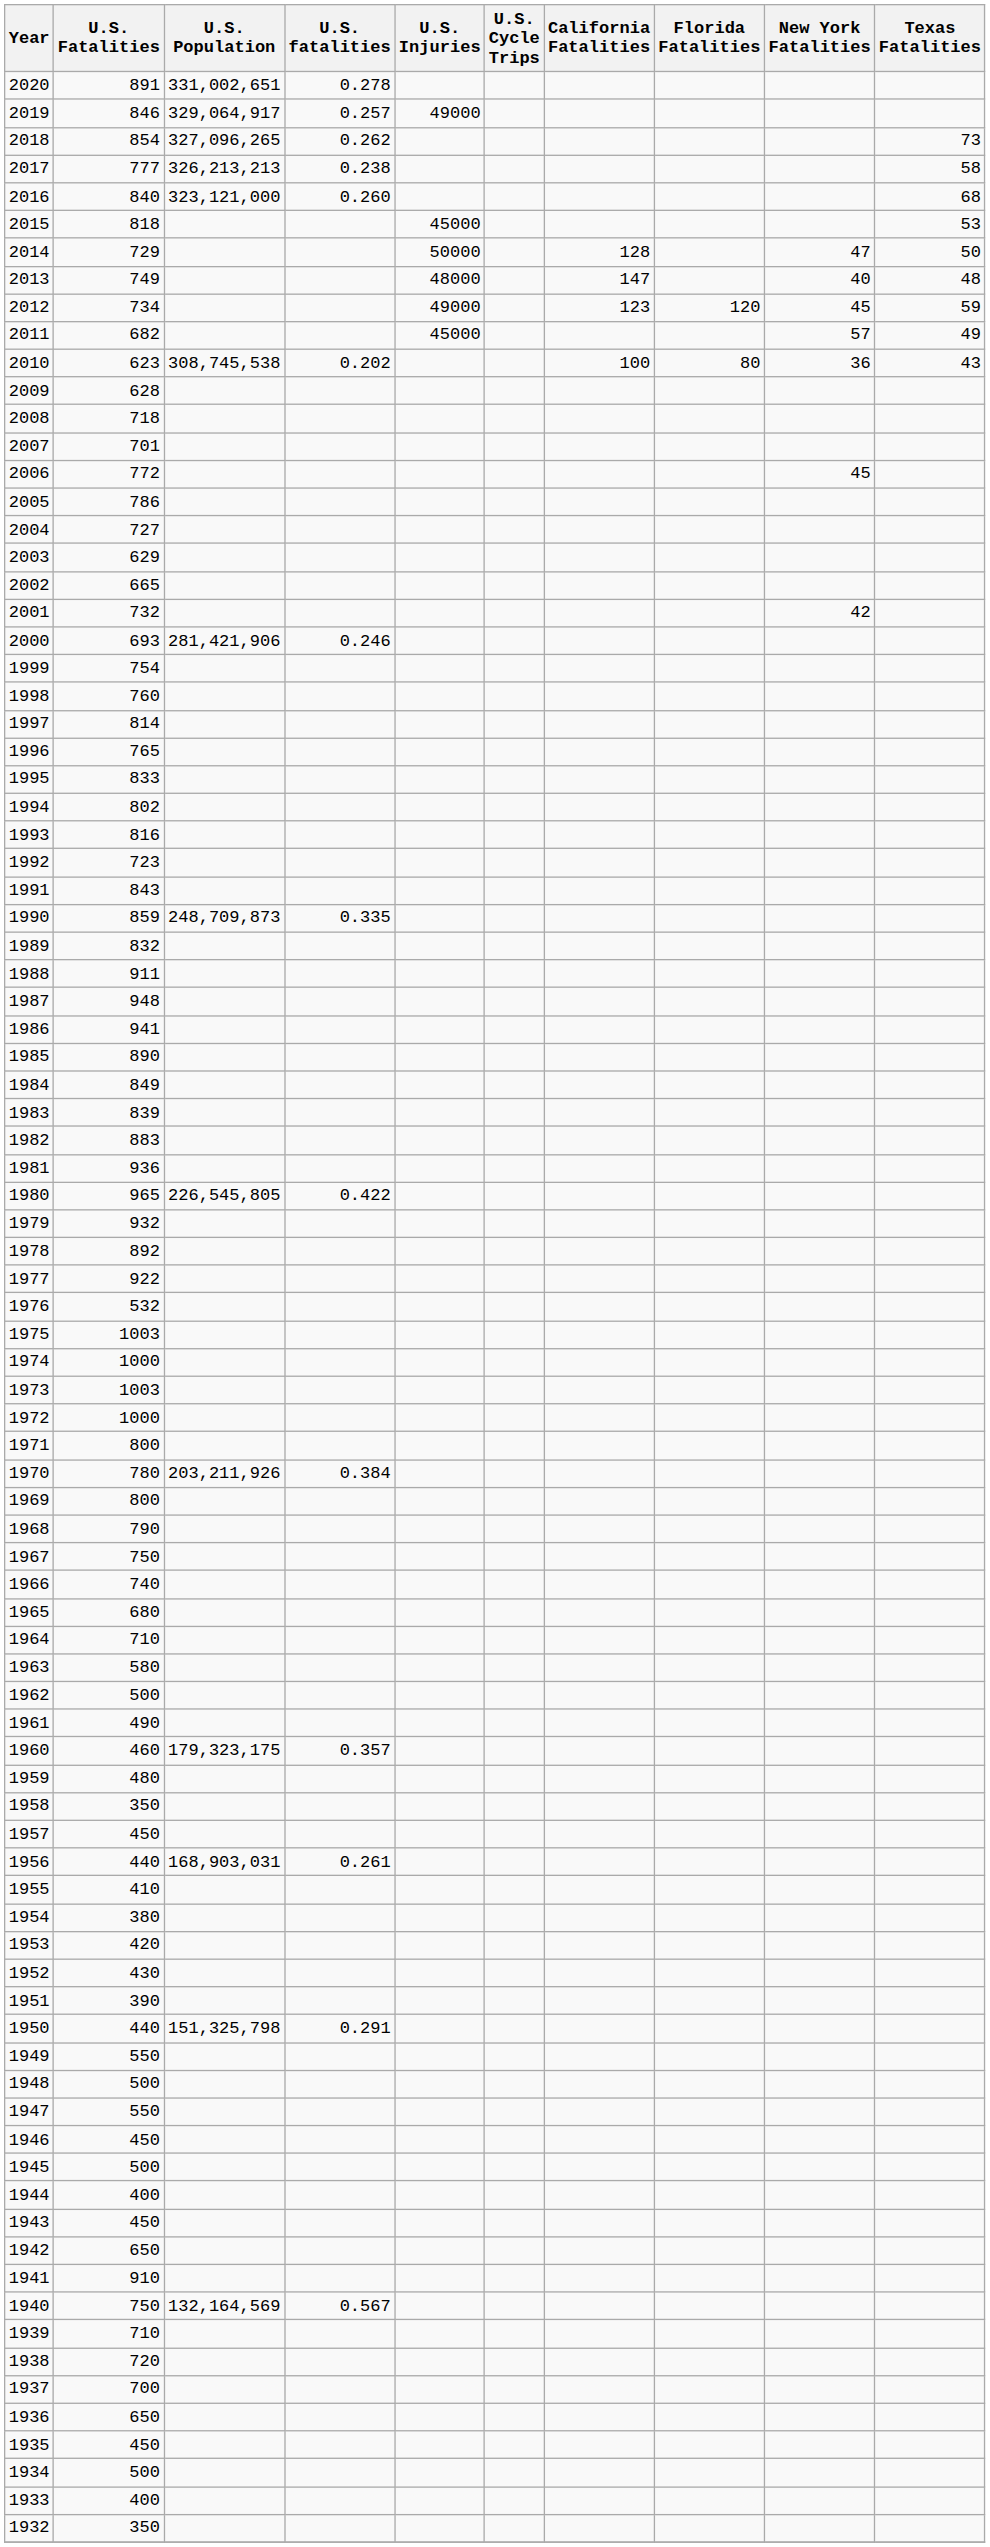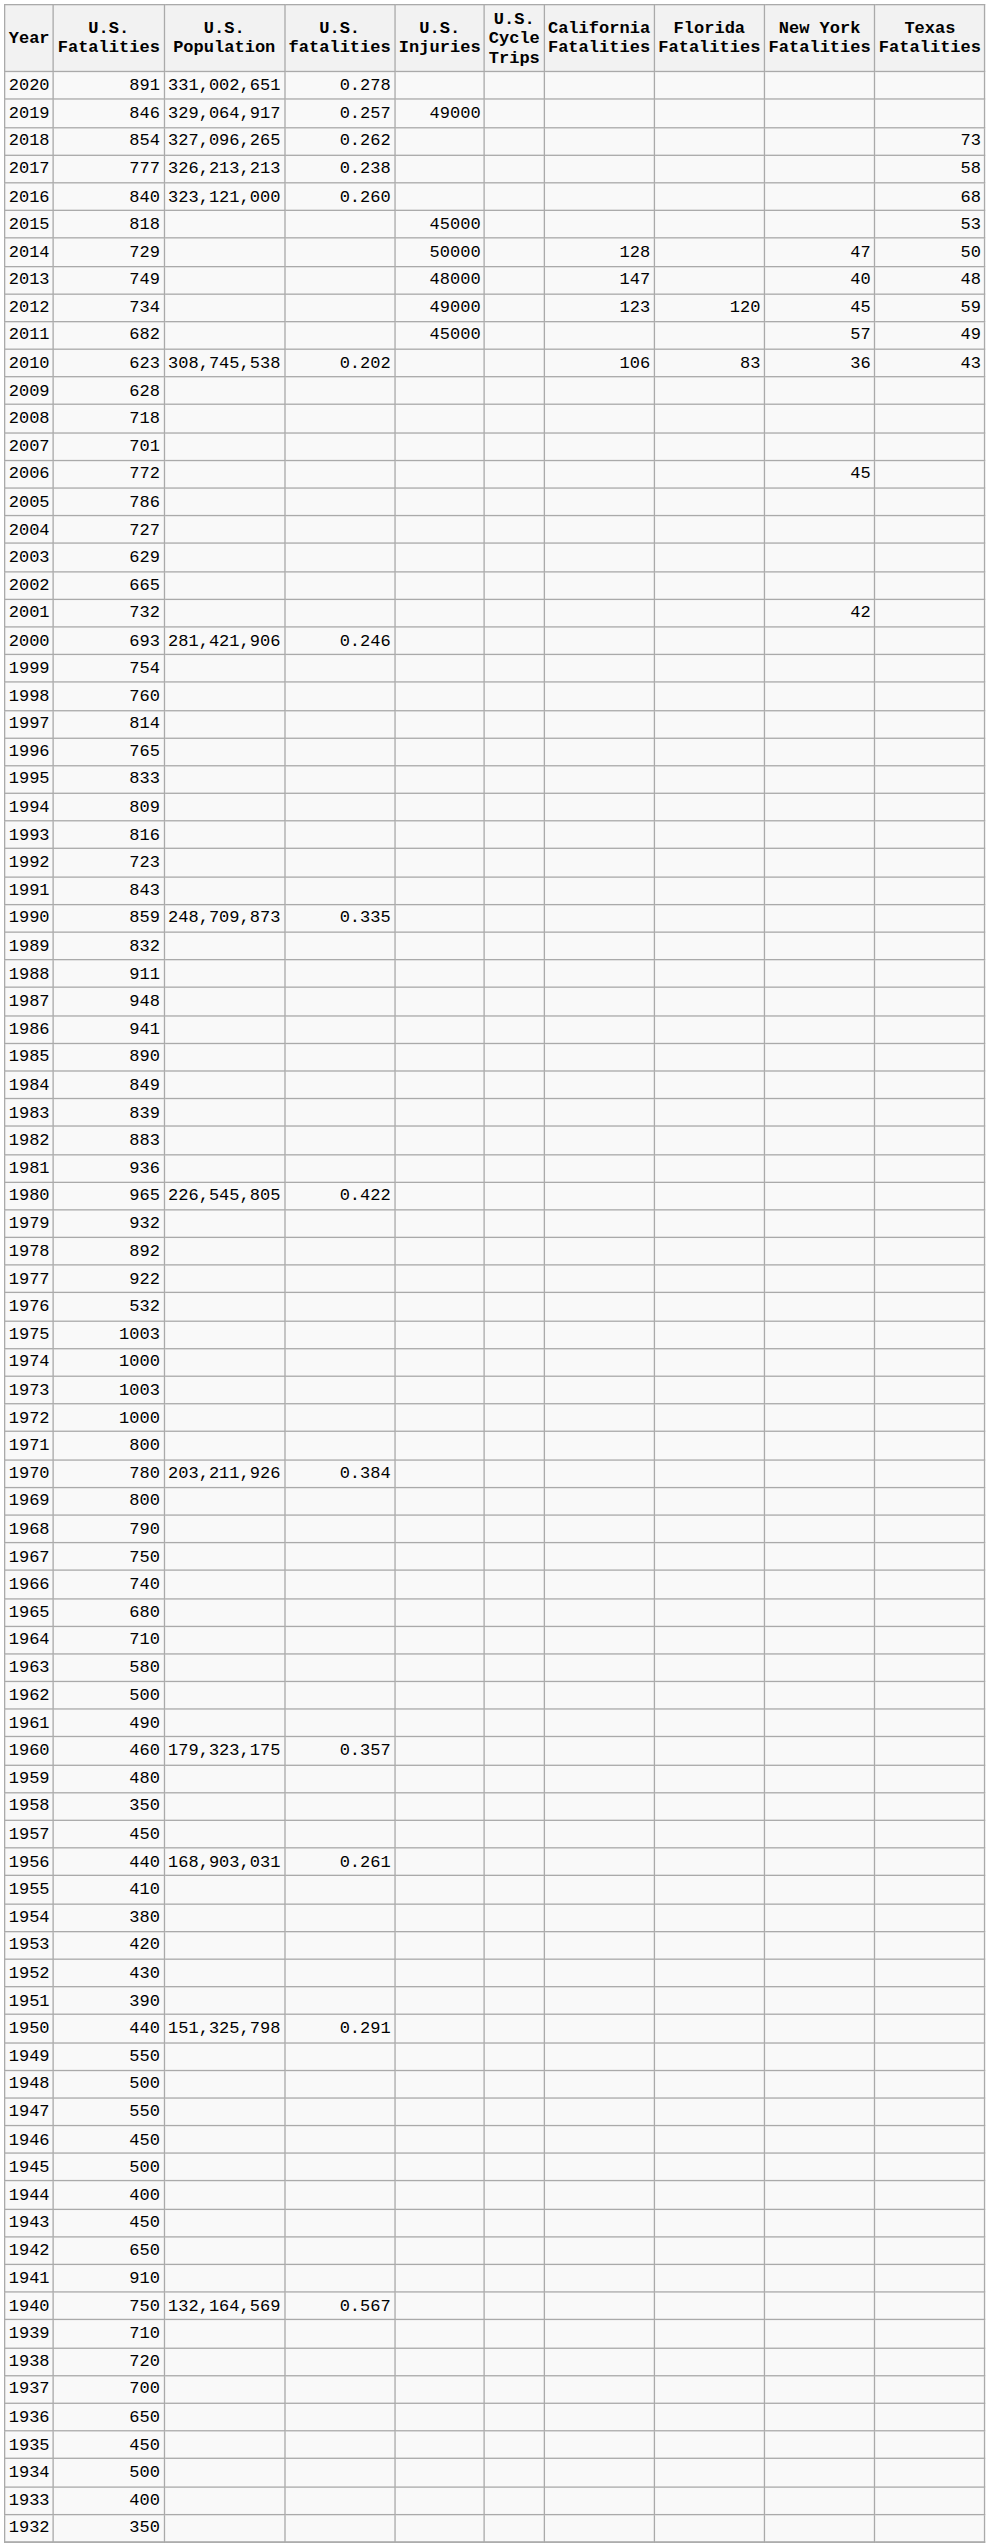(635, 363) 100 -> (635, 363) 106
(750, 363) 80 -> (750, 363) 83
(145, 807) 802 -> (145, 807) 809
